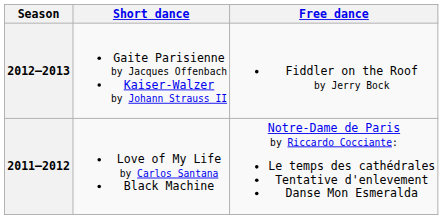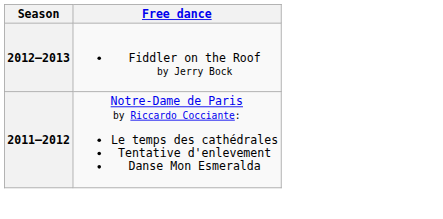- column: (151, 14)
